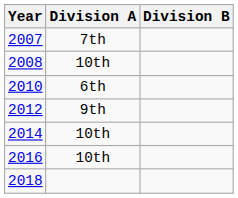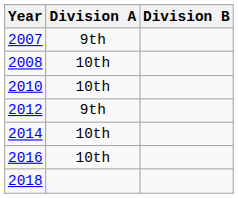(93, 40) 7th -> (93, 40) 9th
(93, 87) 6th -> (93, 87) 10th
